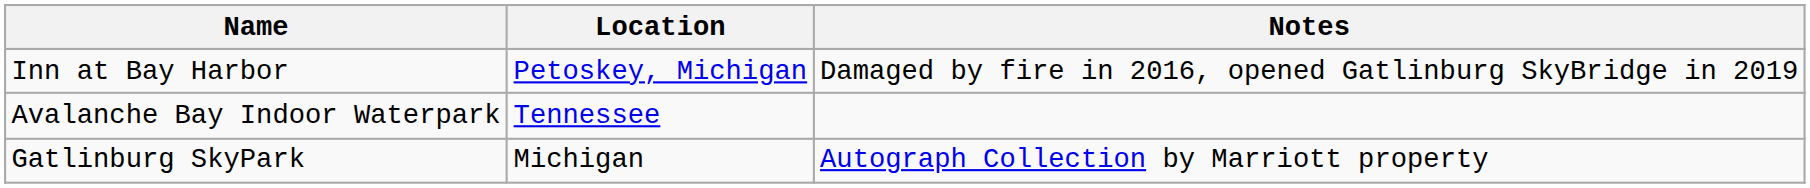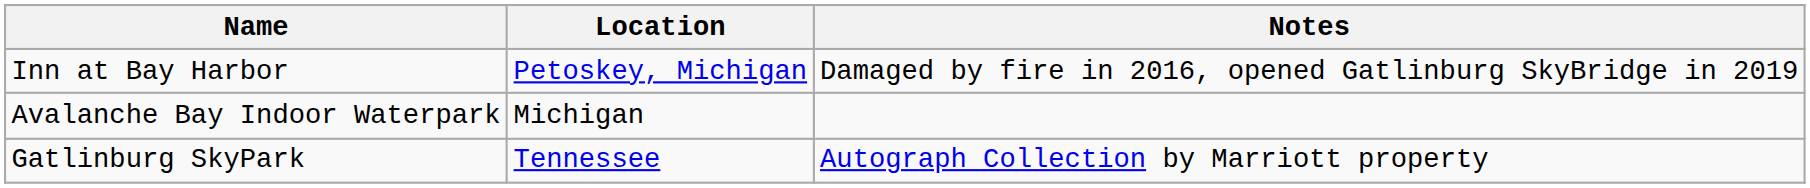(587, 116) Tennessee -> (579, 116) Michigan
(579, 160) Michigan -> (587, 160) Tennessee
